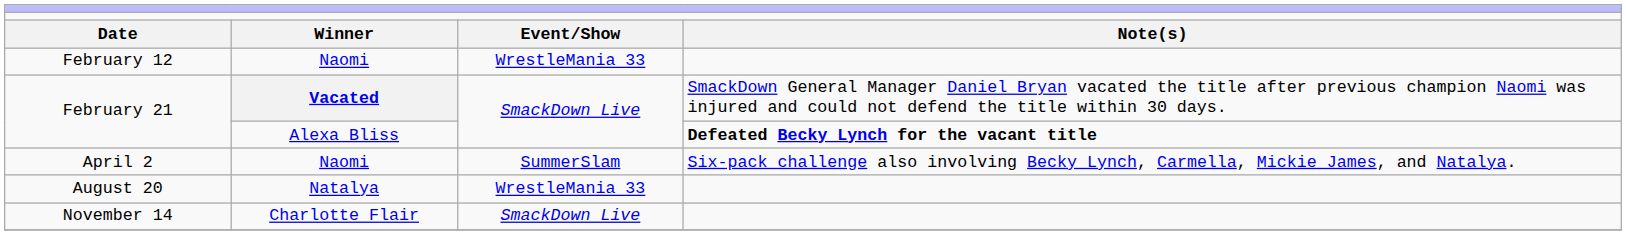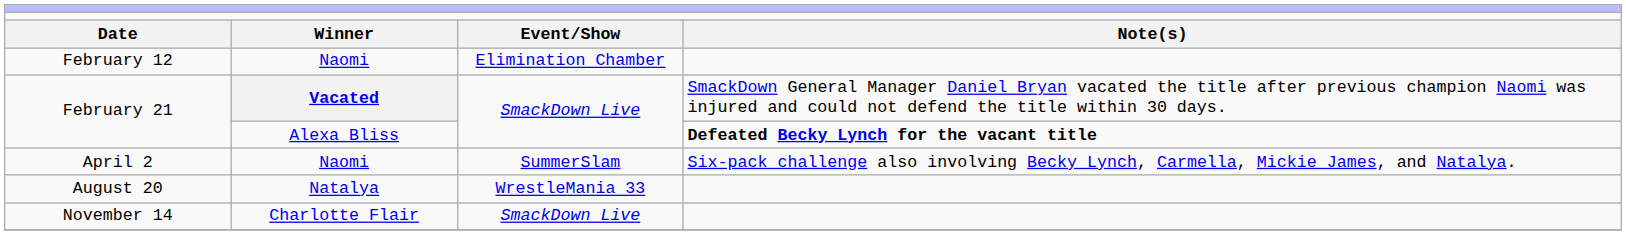(570, 61) WrestleMania 33 -> (570, 61) Elimination Chamber
